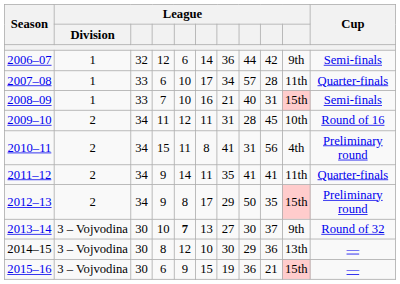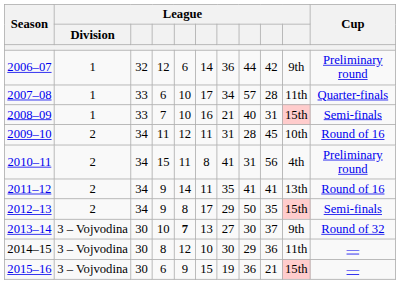(353, 60) Semi-finals -> (353, 67) Preliminary round
(296, 174) 11th -> (296, 189) 13th
(353, 174) Quarter-finals -> (353, 189) Round of 16
(353, 202) Preliminary round -> (353, 209) Semi-finals
(296, 249) 13th -> (296, 249) 11th
